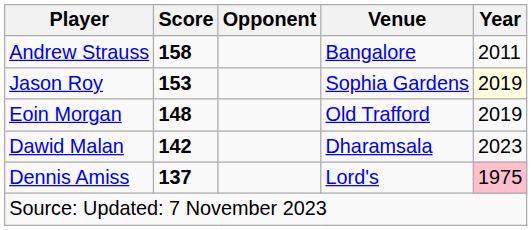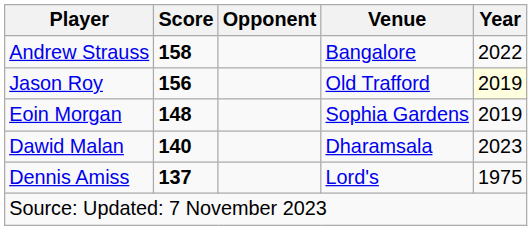(499, 51) 2011 -> (500, 51) 2022
(175, 83) 153 -> (175, 83) 156
(397, 83) Sophia Gardens -> (378, 83) Old Trafford
(378, 114) Old Trafford -> (397, 114) Sophia Gardens
(175, 146) 142 -> (175, 146) 140
(500, 177) pink background -> (500, 177) no background
